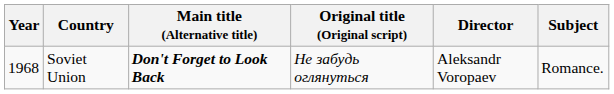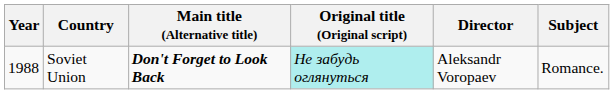(24, 67) 1968 -> (24, 67) 1988
(331, 67) no background -> (331, 67) paleturquoise background
